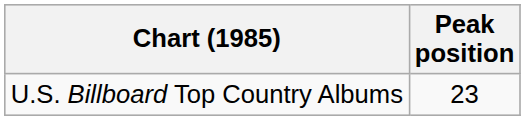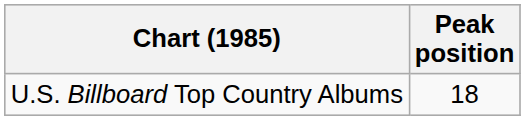(465, 94) 23 -> (465, 94) 18
